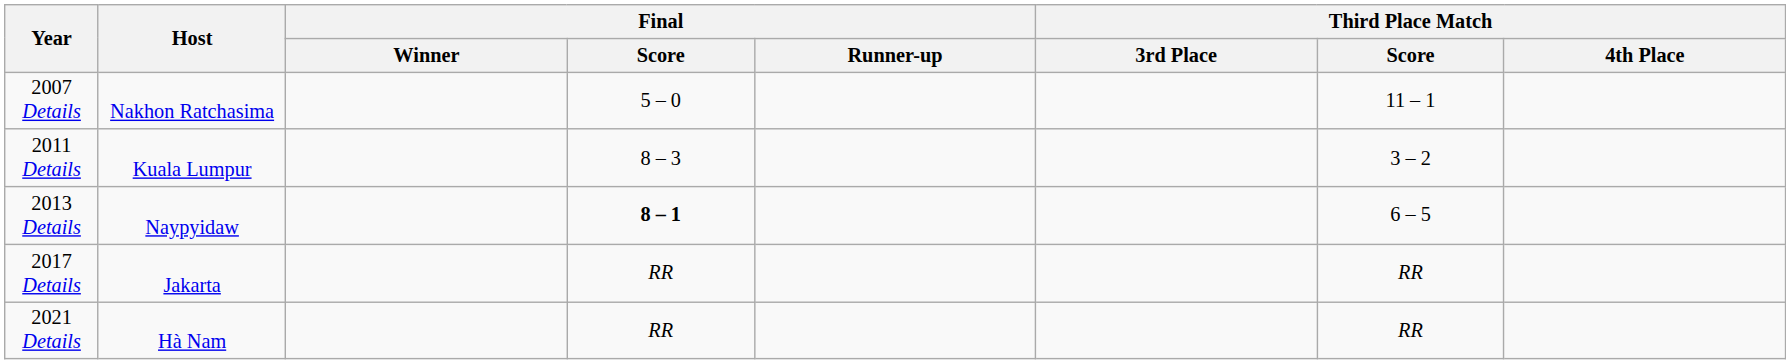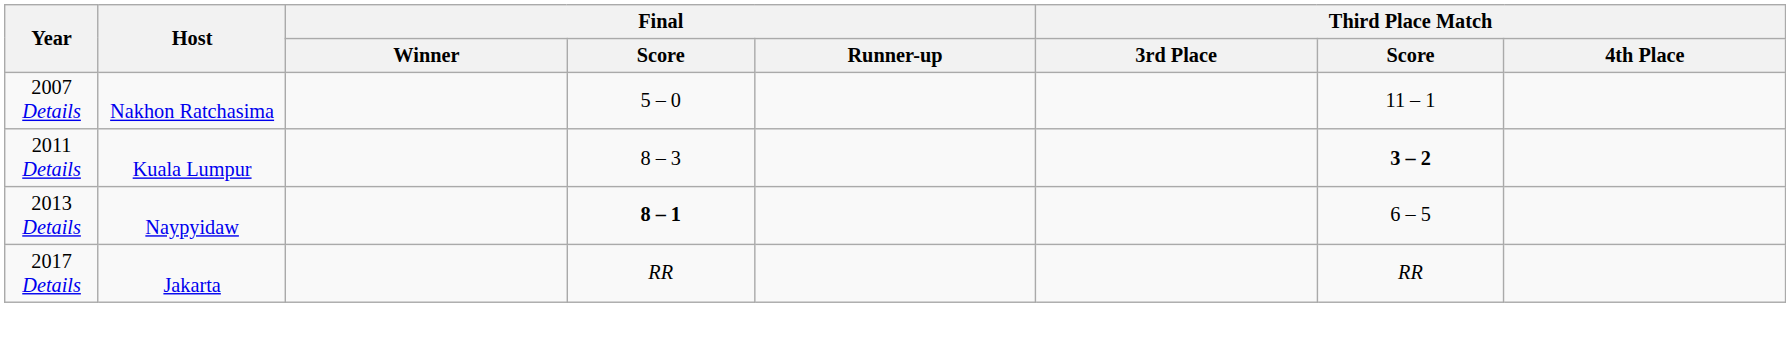(1410, 158) normal -> (1410, 158) bold
- row: (52, 330)
